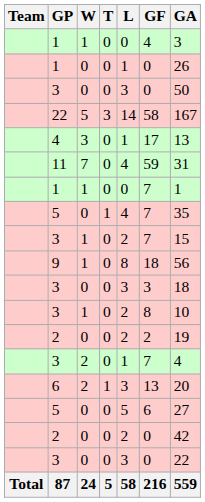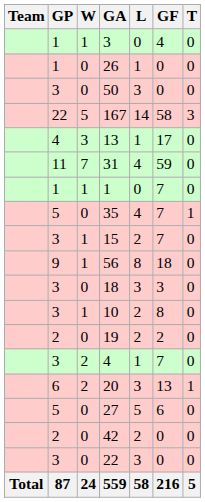columns swapped: (108, 16) <-> (185, 16)
